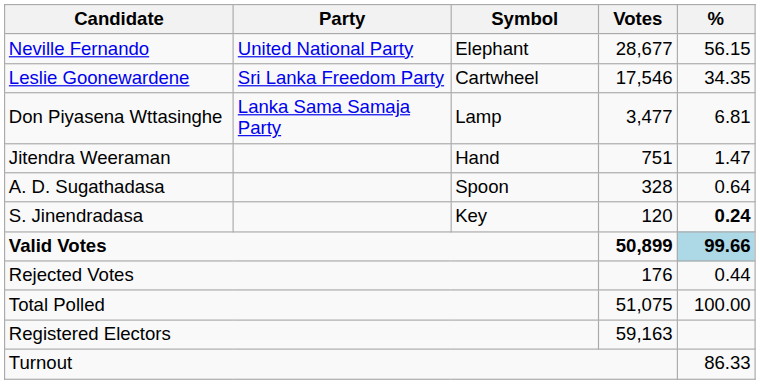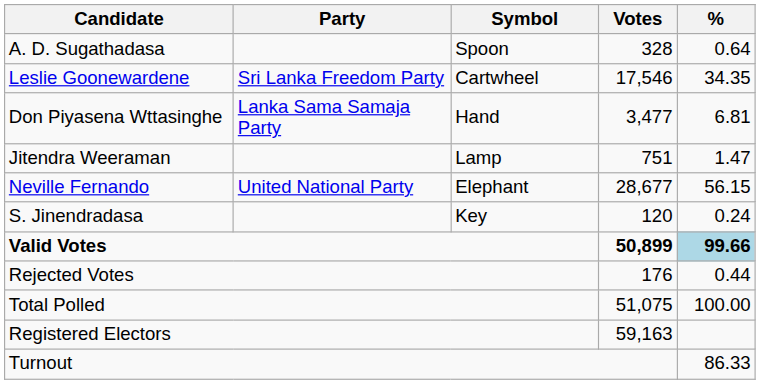rows swapped: (79, 48) <-> (87, 187)
(478, 117) Lamp -> (477, 117) Hand
(477, 157) Hand -> (478, 157) Lamp
(733, 216) bold -> (733, 216) normal
